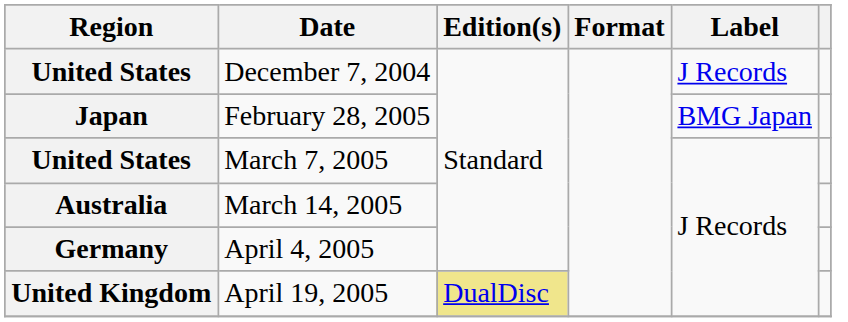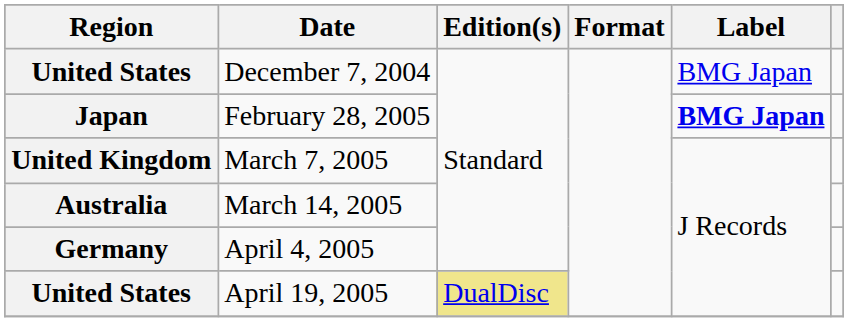(732, 71) J Records -> (745, 71) BMG Japan
(745, 115) normal -> (751, 115) bold
(111, 159) United States -> (111, 159) United Kingdom
(111, 293) United Kingdom -> (111, 293) United States
